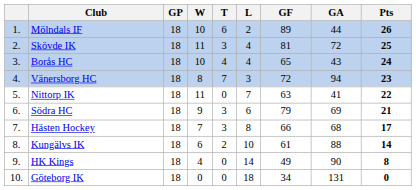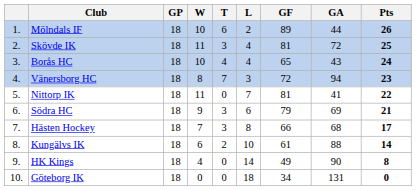(286, 95) 63 -> (286, 95) 81
